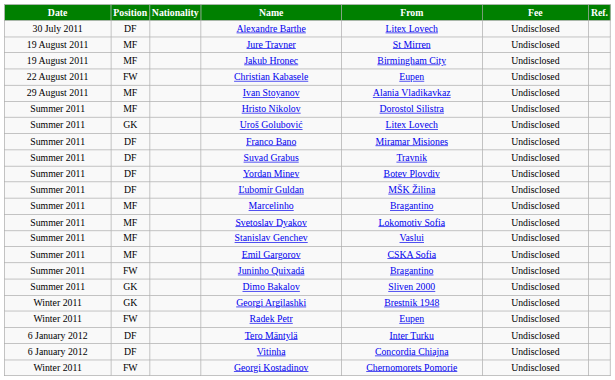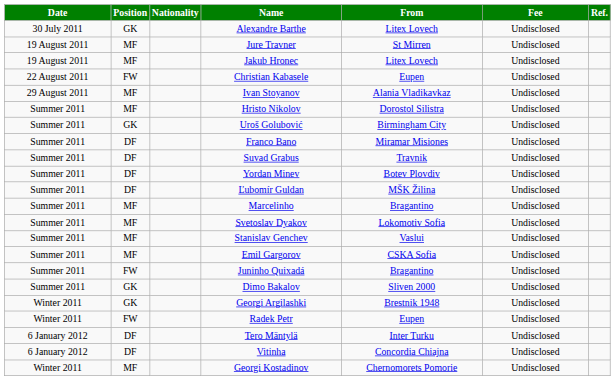(130, 29) DF -> (130, 29) GK
(412, 61) Birmingham City -> (412, 61) Litex Lovech
(412, 126) Litex Lovech -> (412, 126) Birmingham City
(130, 368) FW -> (130, 368) MF
